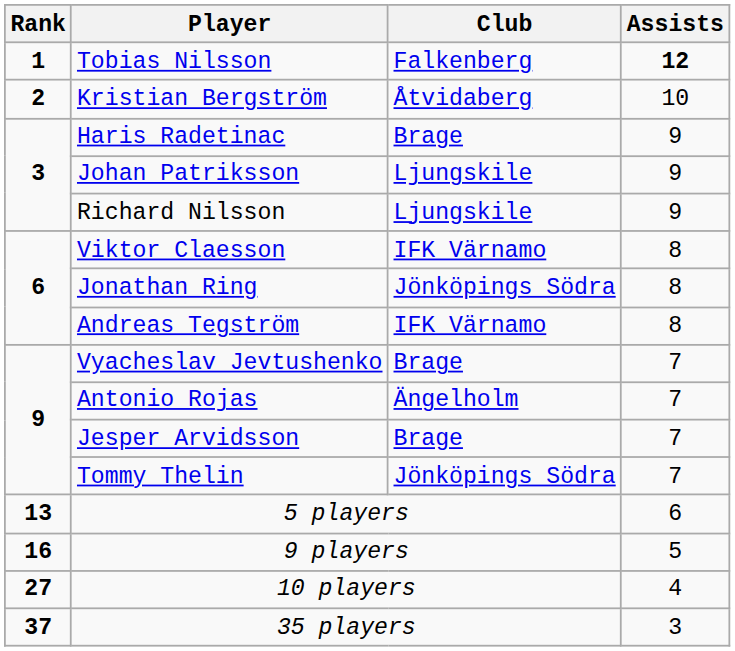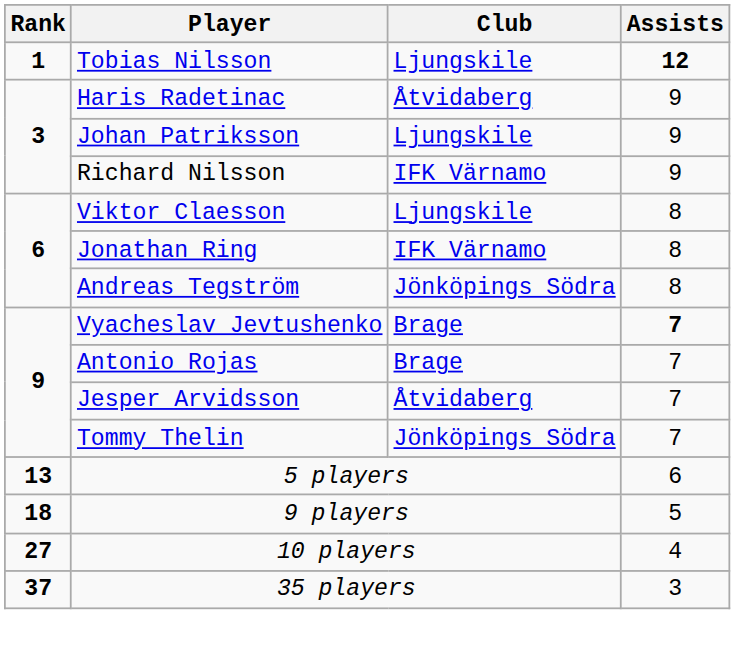(463, 61) Falkenberg -> (463, 61) Ljungskile
- row: (202, 99)
(428, 137) Brage -> (463, 99) Åtvidaberg
(463, 212) Ljungskile -> (470, 175) IFK Värnamo
(470, 250) IFK Värnamo -> (463, 212) Ljungskile
(505, 288) Jönköpings Södra -> (470, 250) IFK Värnamo
(470, 325) IFK Värnamo -> (505, 288) Jönköpings Södra
(675, 363) normal -> (675, 325) bold
(456, 401) Ängelholm -> (428, 363) Brage
(428, 439) Brage -> (463, 401) Åtvidaberg
(38, 552) 16 -> (38, 514) 18
